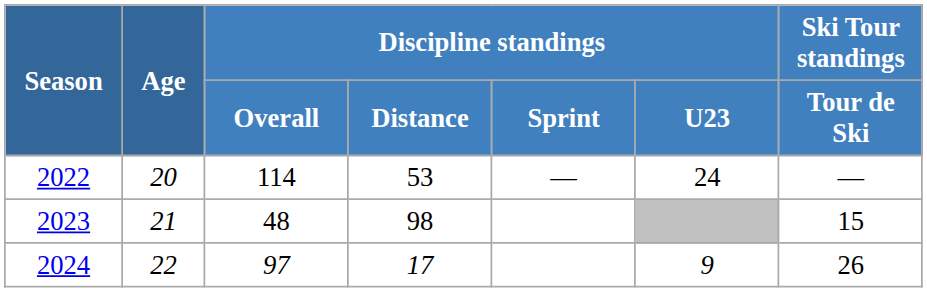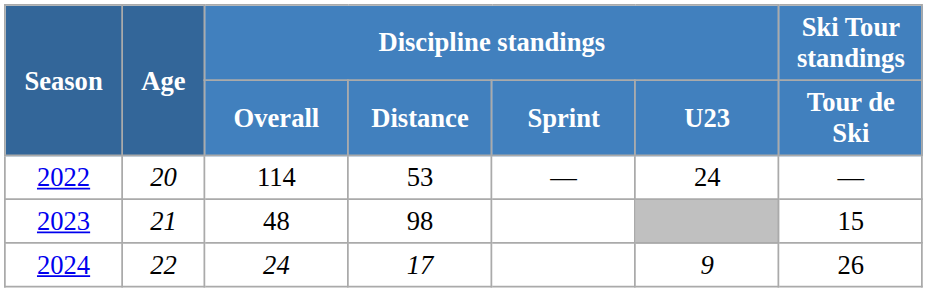(276, 265) 97 -> (276, 265) 24
